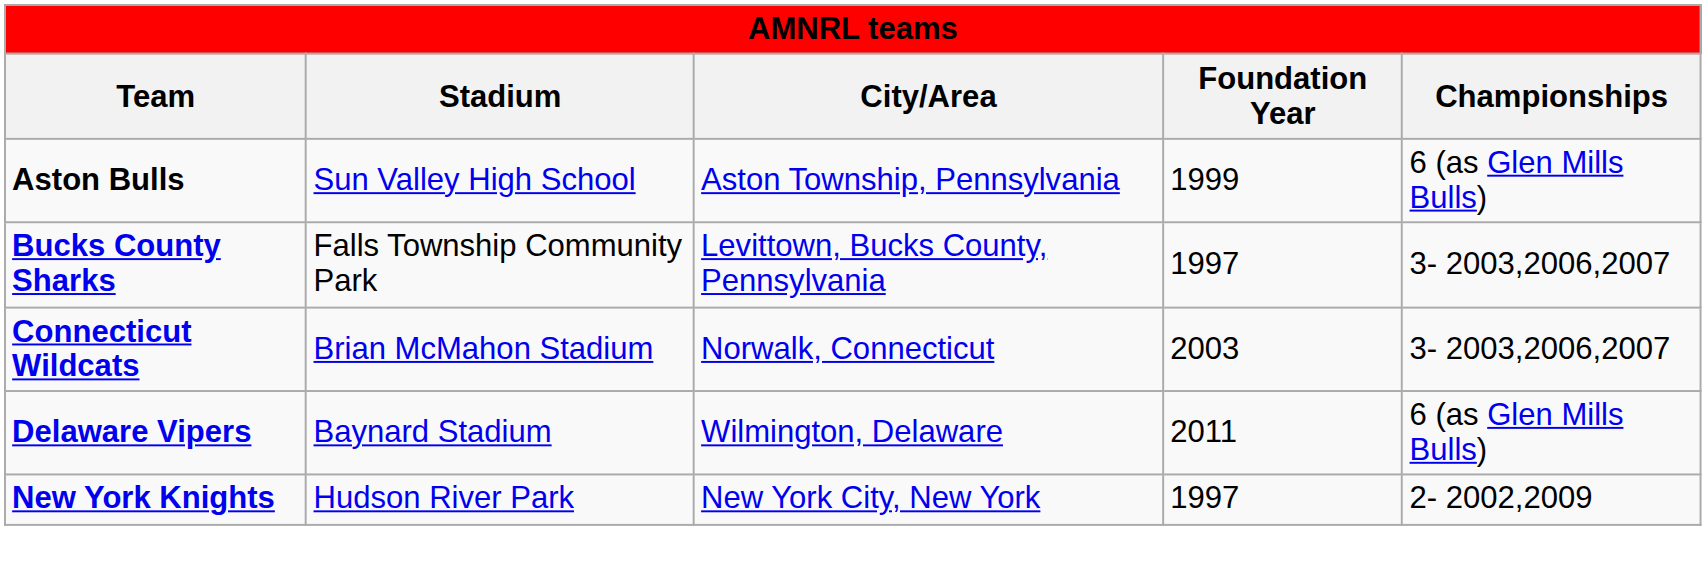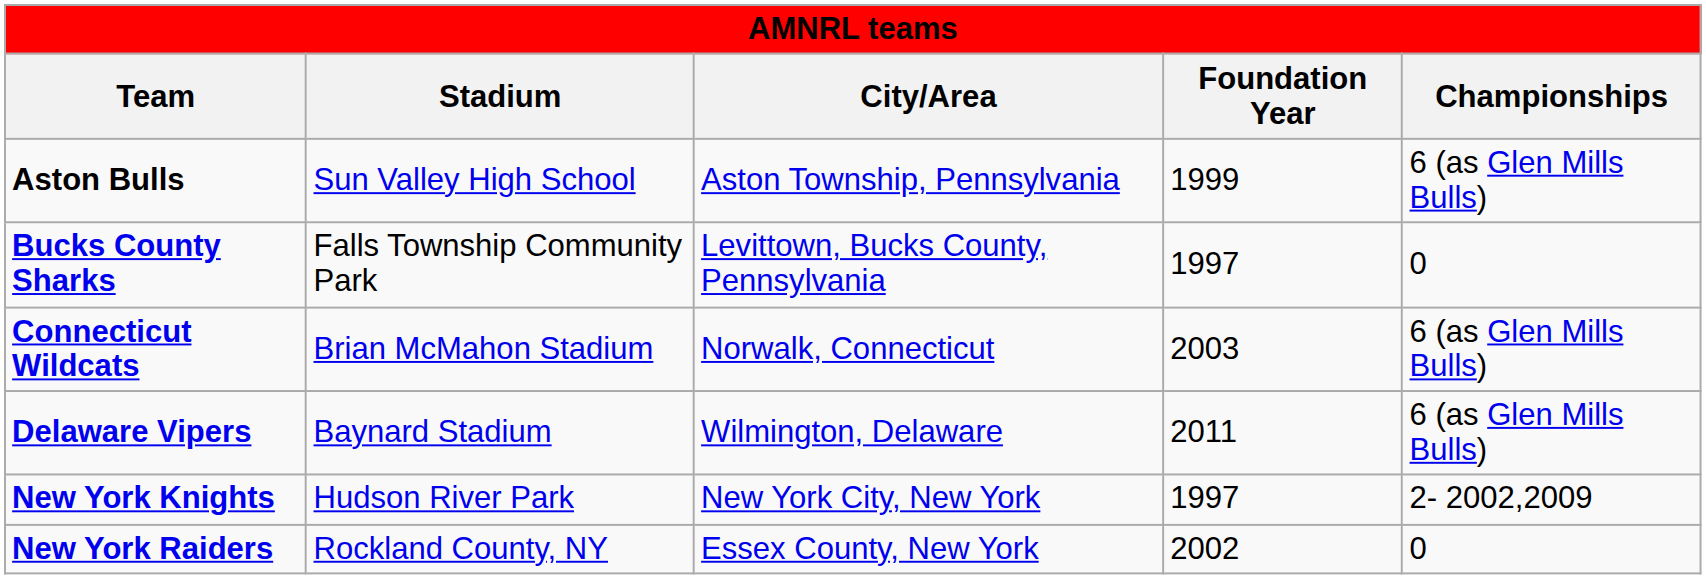(1540, 264) 3- 2003,2006,2007 -> (1418, 264) 0
(1540, 348) 3- 2003,2006,2007 -> (1517, 348) 6 (as Glen Mills Bulls)
+ row: (143, 548)
